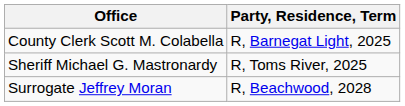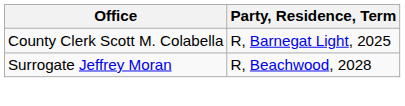- row: (113, 64)
